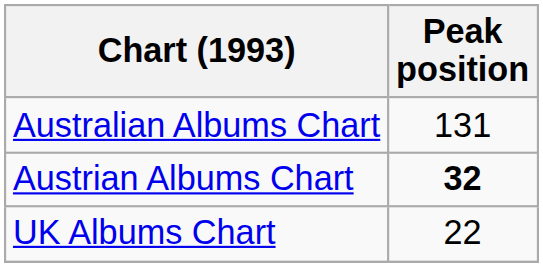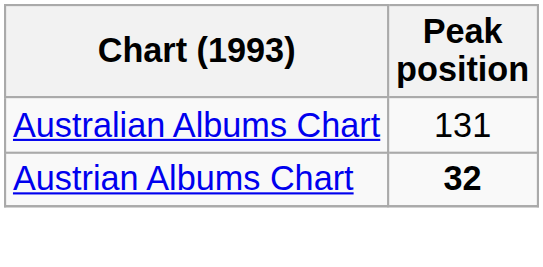- row: (144, 233)
